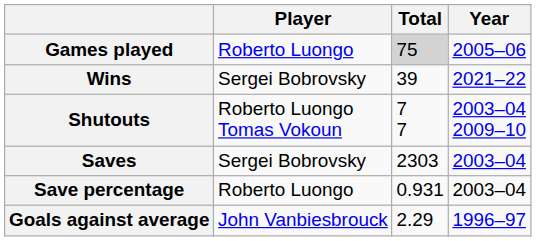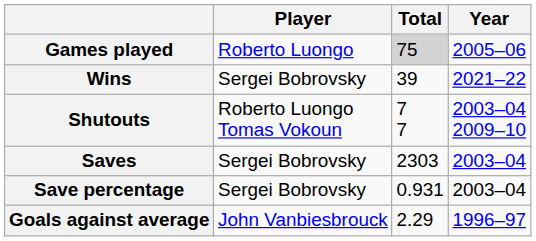(286, 190) Roberto Luongo -> (292, 190) Sergei Bobrovsky
